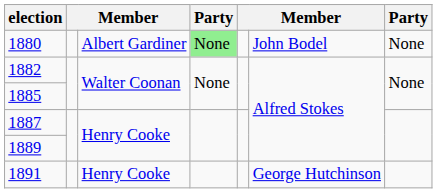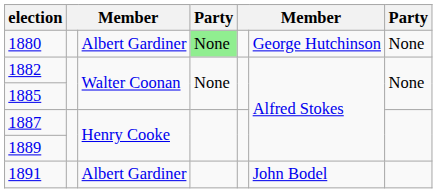(290, 43) John Bodel -> (317, 43) George Hutchinson
(126, 174) Henry Cooke -> (134, 174) Albert Gardiner
(317, 174) George Hutchinson -> (290, 174) John Bodel
